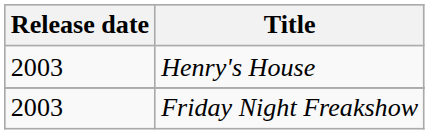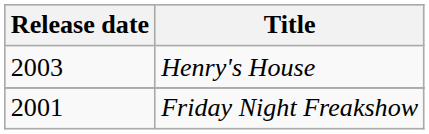(37, 107) 2003 -> (37, 107) 2001
